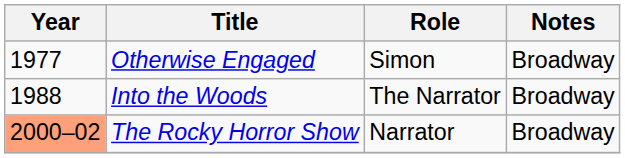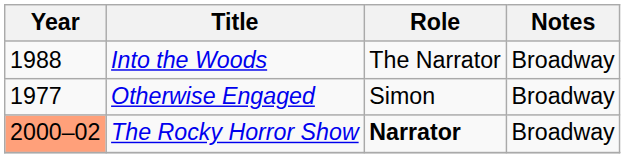rows swapped: (213, 59) <-> (189, 96)
(412, 133) normal -> (415, 133) bold
